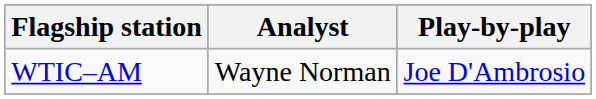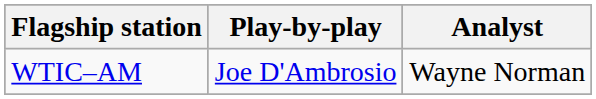columns swapped: (494, 26) <-> (303, 26)
